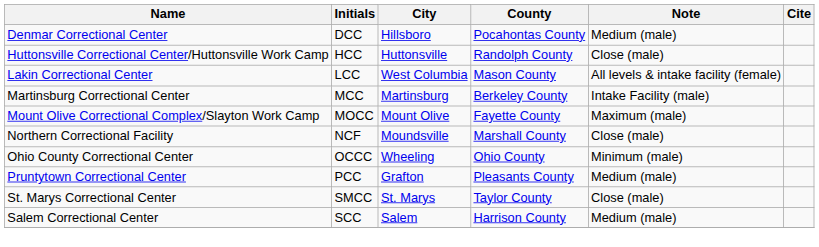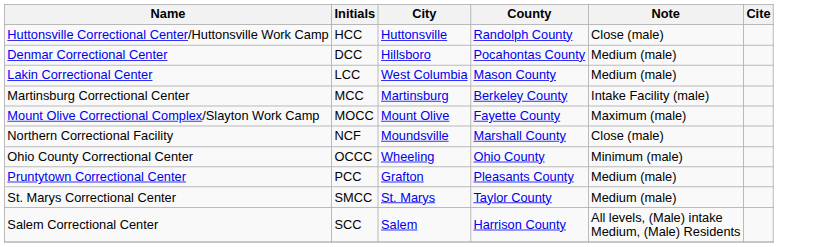rows swapped: (87, 34) <-> (168, 55)
(686, 75) All levels & intake facility (female) -> (634, 75) Medium (male)
(627, 197) Close (male) -> (634, 197) Medium (male)
(634, 217) Medium (male) -> (666, 224) All levels, (Male) intake Medium, (Male) Residents
